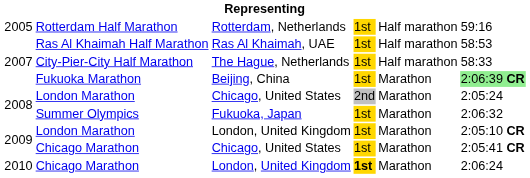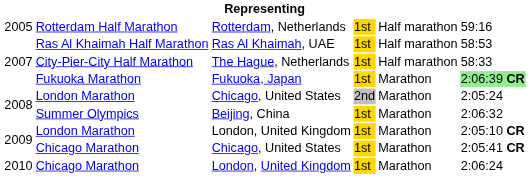(251, 79) Beijing, China -> (257, 79) Fukuoka, Japan
(257, 113) Fukuoka, Japan -> (251, 113) Beijing, China
(363, 166) bold -> (362, 166) normal
